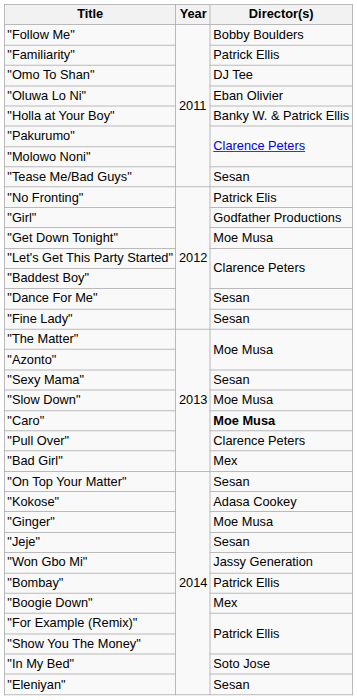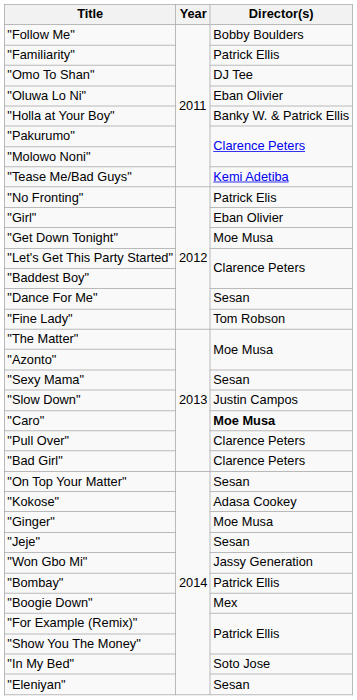(231, 177) Sesan -> (251, 177) Kemi Adetiba
(277, 217) Godfather Productions -> (248, 217) Eban Olivier
(231, 319) Sesan -> (249, 319) Tom Robson
(243, 400) Moe Musa -> (256, 400) Justin Campos
(225, 461) Mex -> (259, 461) Clarence Peters
